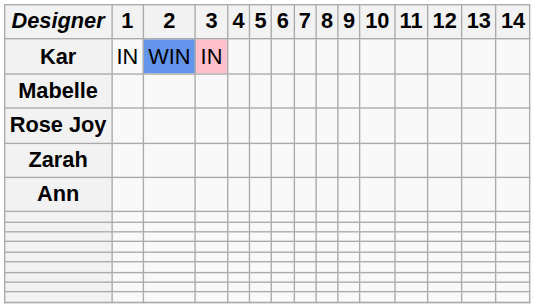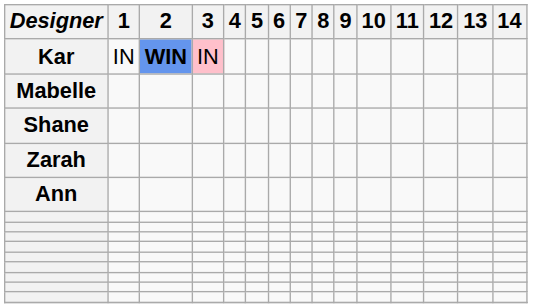(169, 56) normal -> (166, 56) bold
- row: (58, 125)
+ row: (56, 125)
